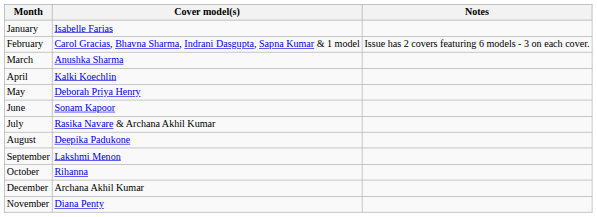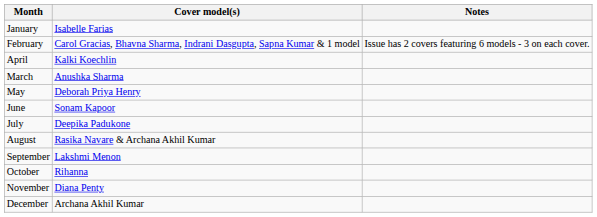rows swapped: (20, 60) <-> (17, 76)
(135, 124) Rasika Navare & Archana Akhil Kumar -> (92, 124) Deepika Padukone
(92, 140) Deepika Padukone -> (135, 140) Rasika Navare & Archana Akhil Kumar
rows swapped: (28, 204) <-> (27, 188)
